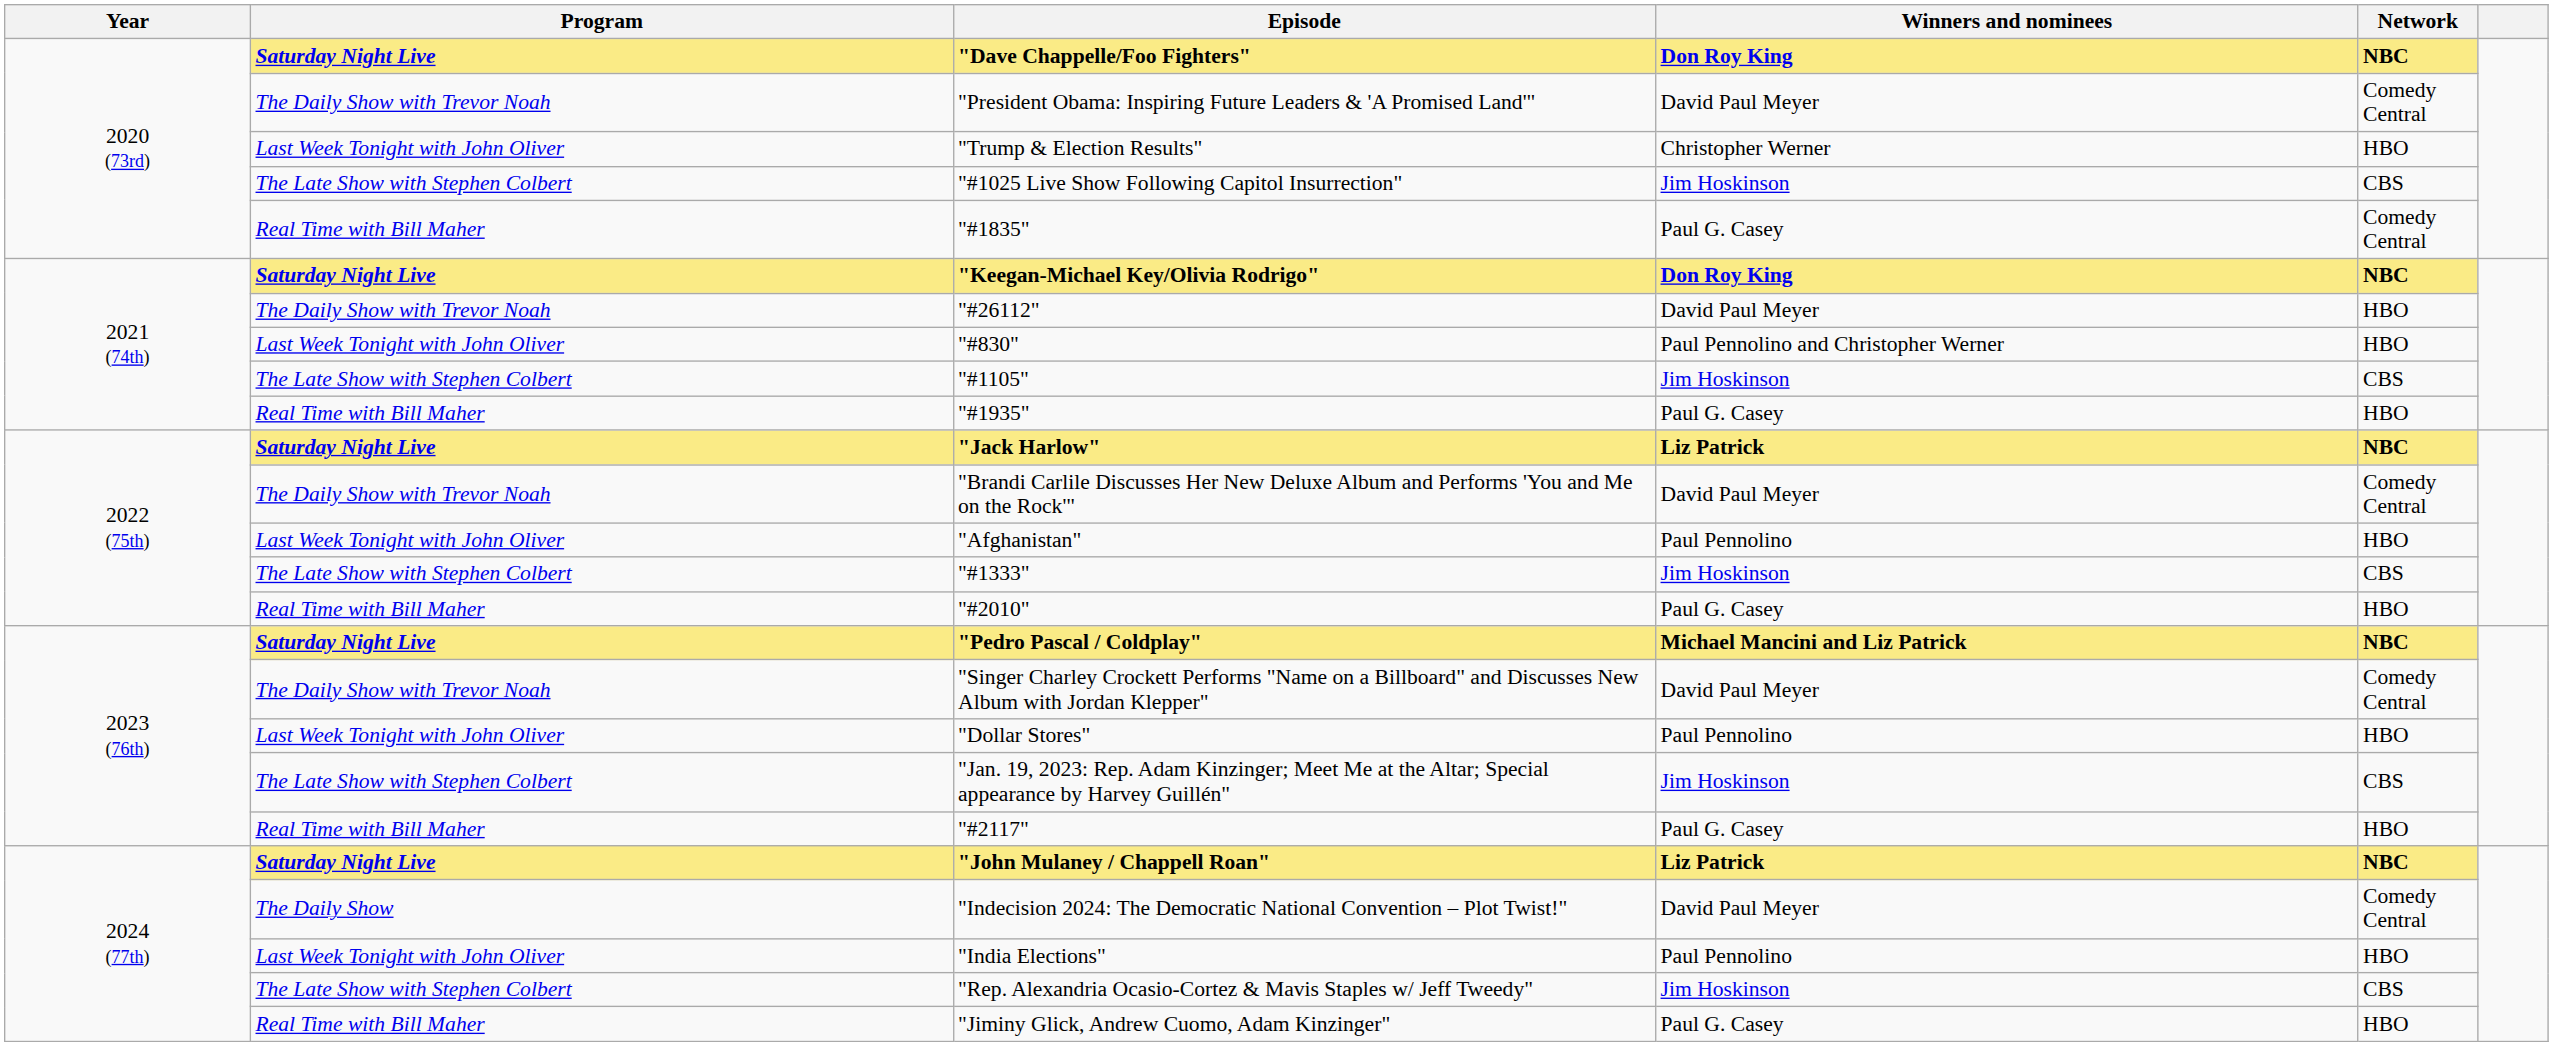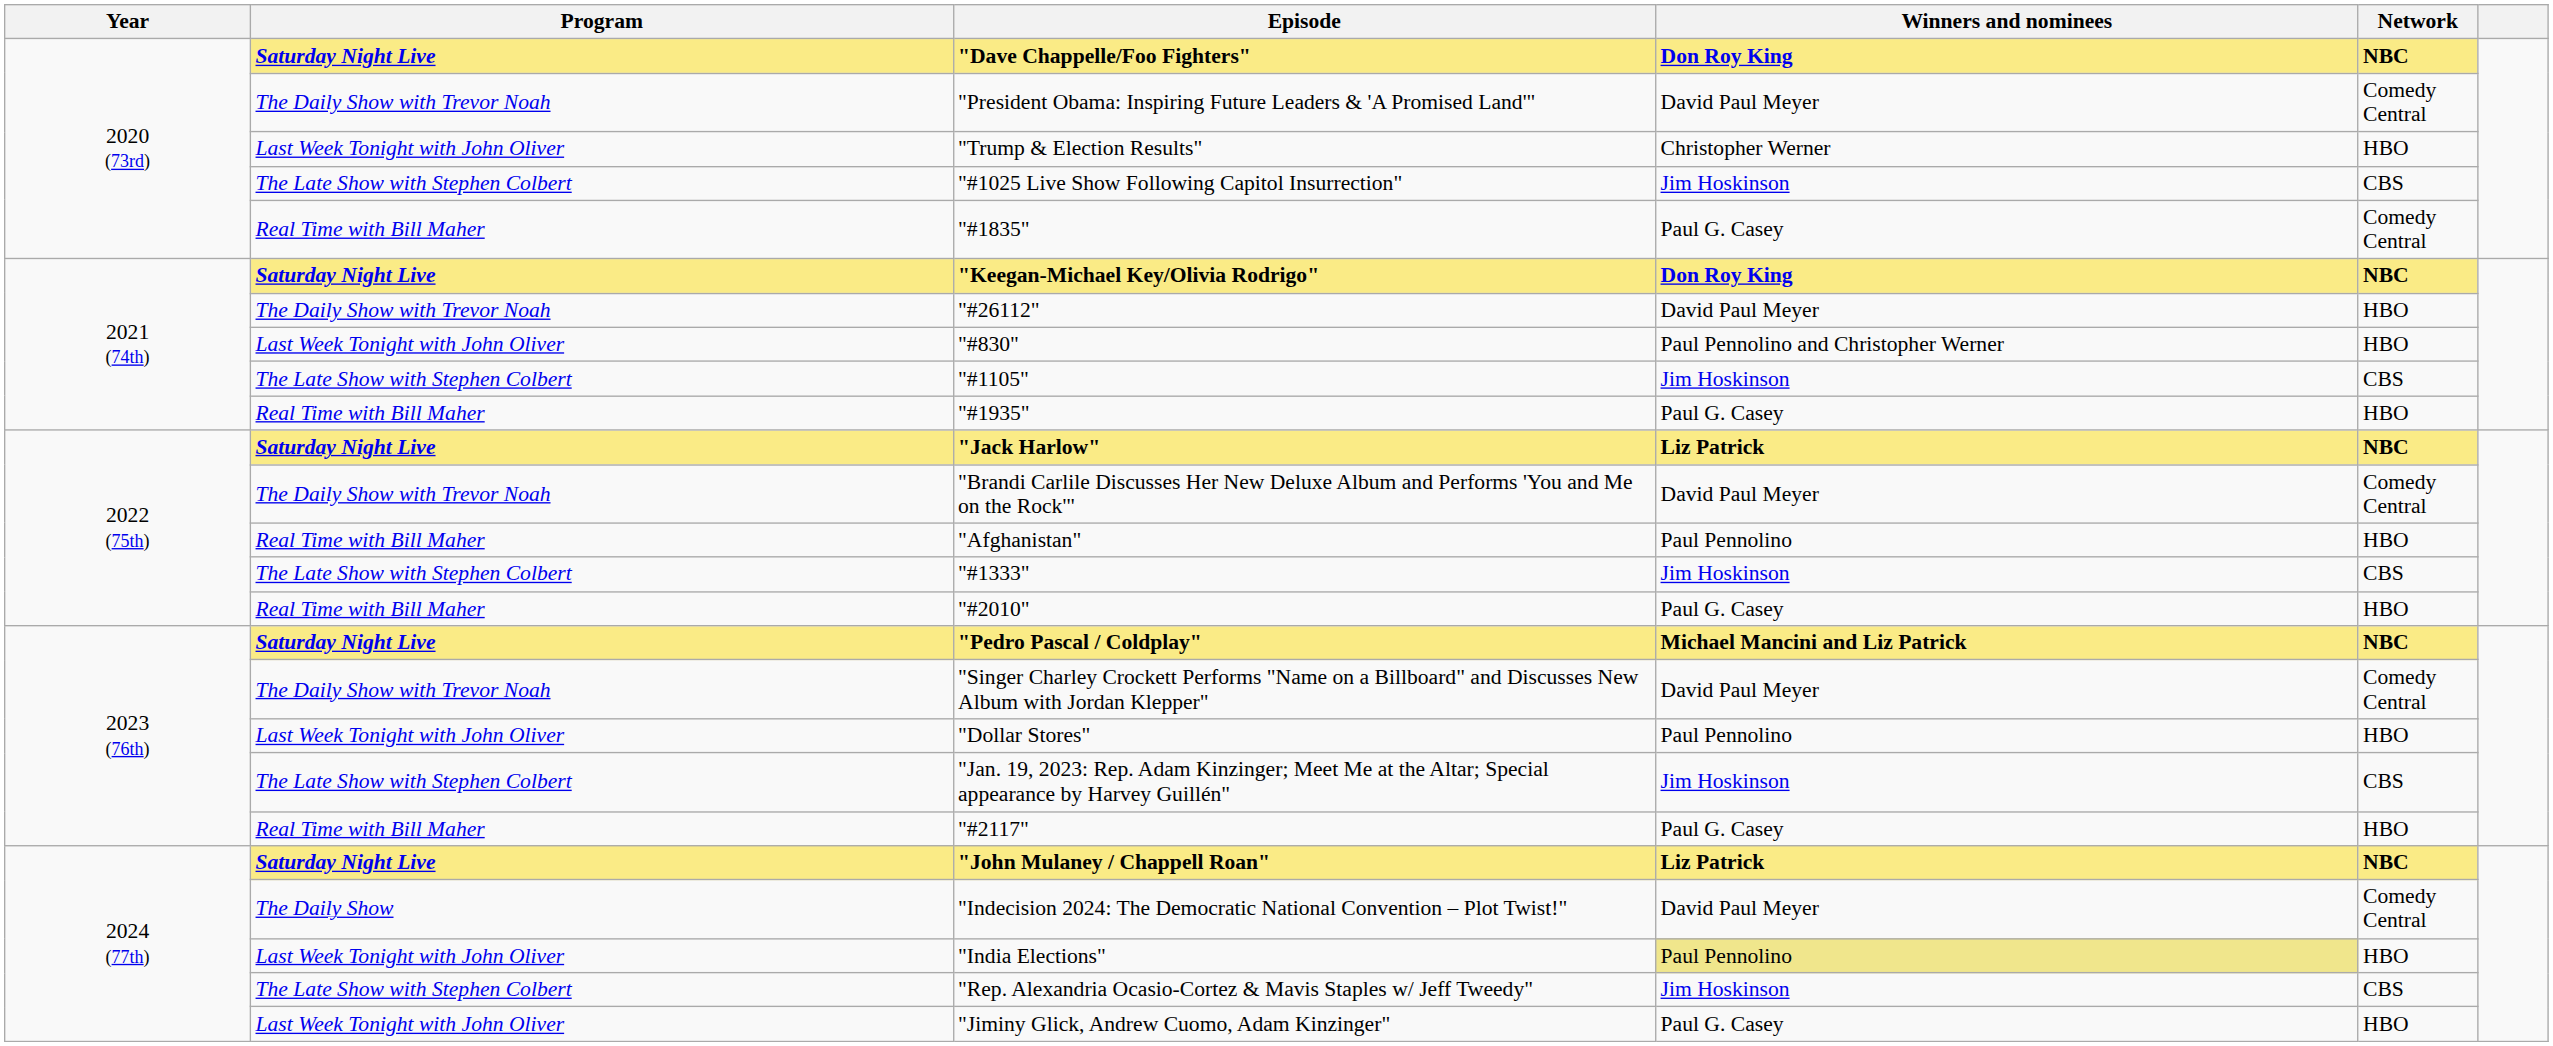(410, 539) Last Week Tonight with John Oliver -> (370, 539) Real Time with Bill Maher
(1726, 955) no background -> (1726, 955) khaki background
(370, 1023) Real Time with Bill Maher -> (410, 1023) Last Week Tonight with John Oliver
